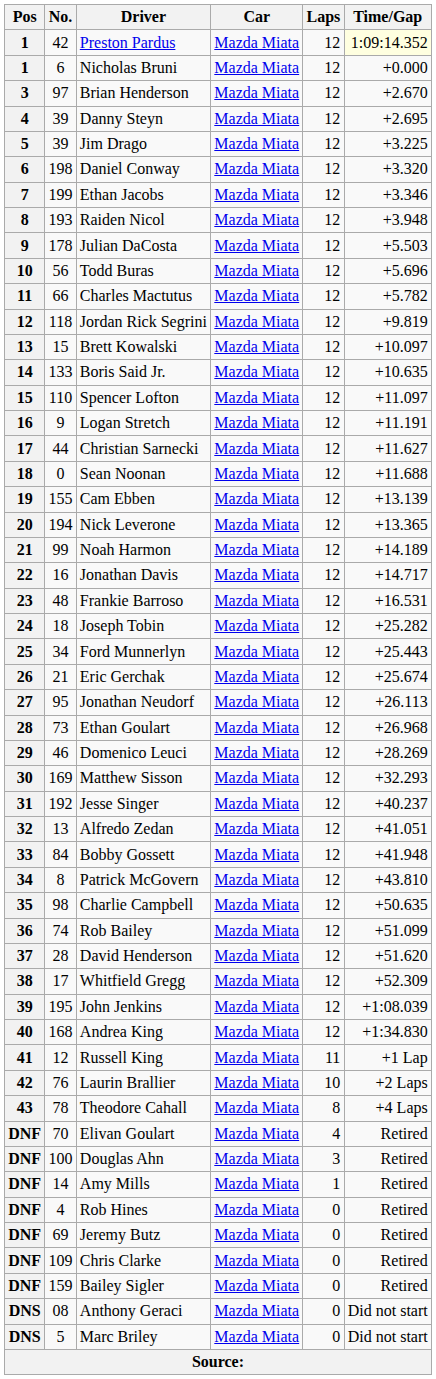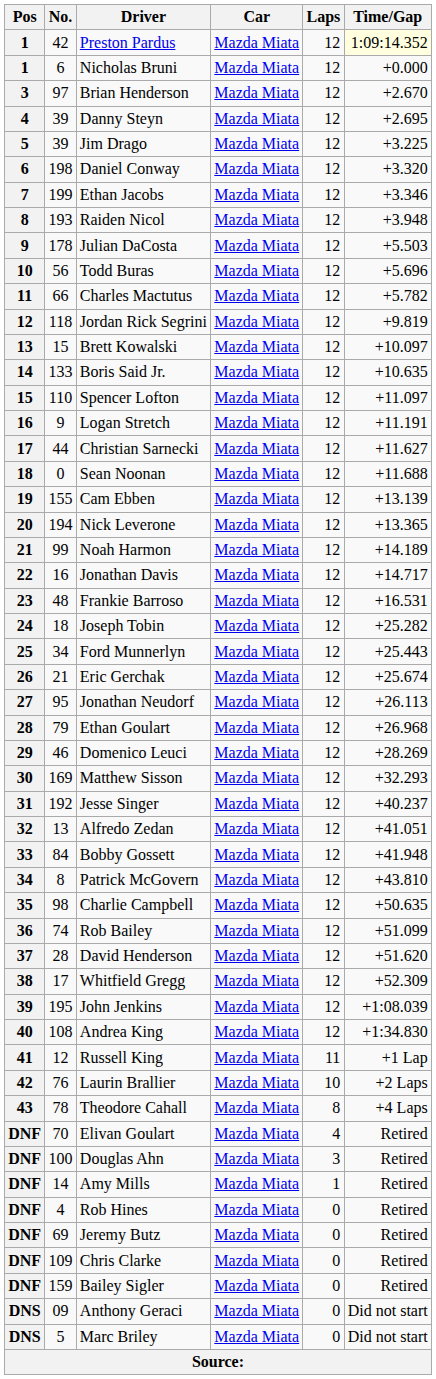(60, 727) 73 -> (60, 727) 79
(60, 1032) 168 -> (60, 1032) 108
(60, 1311) 08 -> (60, 1311) 09
